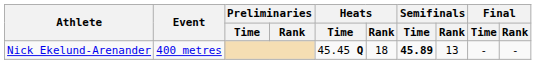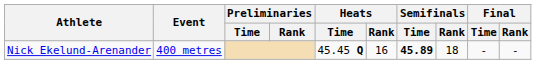(382, 50) 18 -> (382, 50) 16
(452, 50) 13 -> (452, 50) 18
